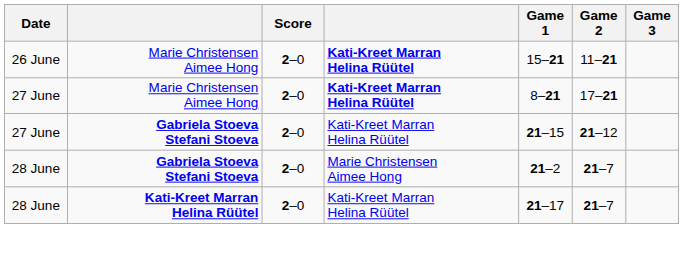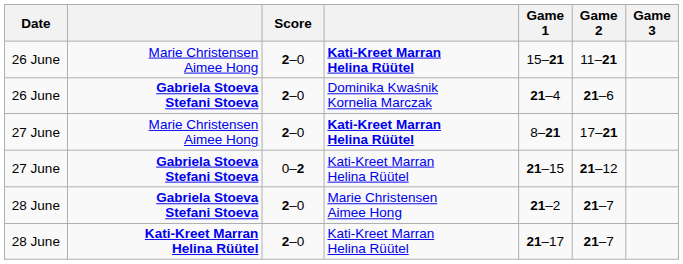+ row: (36, 96)
(293, 132) 2–0 -> (293, 169) 0–2
